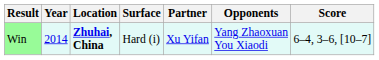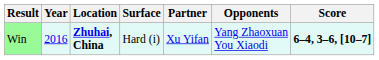(56, 38) 2014 -> (56, 38) 2016
(332, 38) normal -> (332, 38) bold
